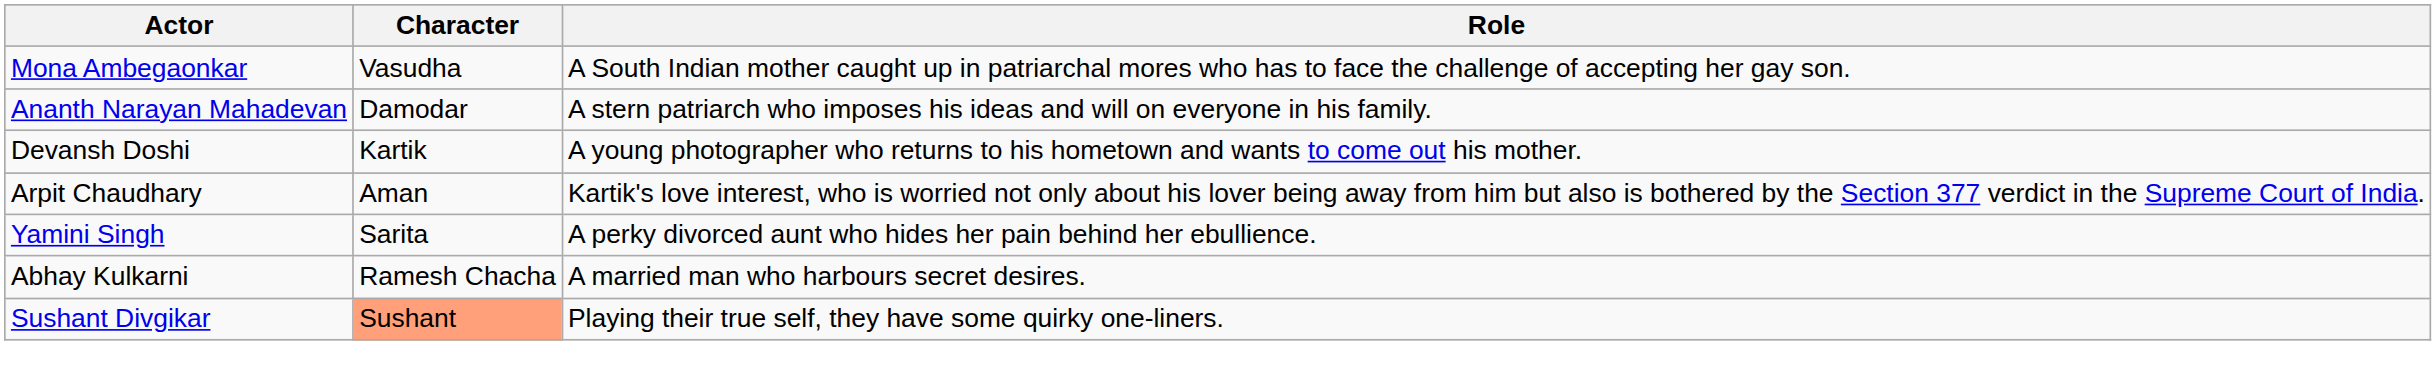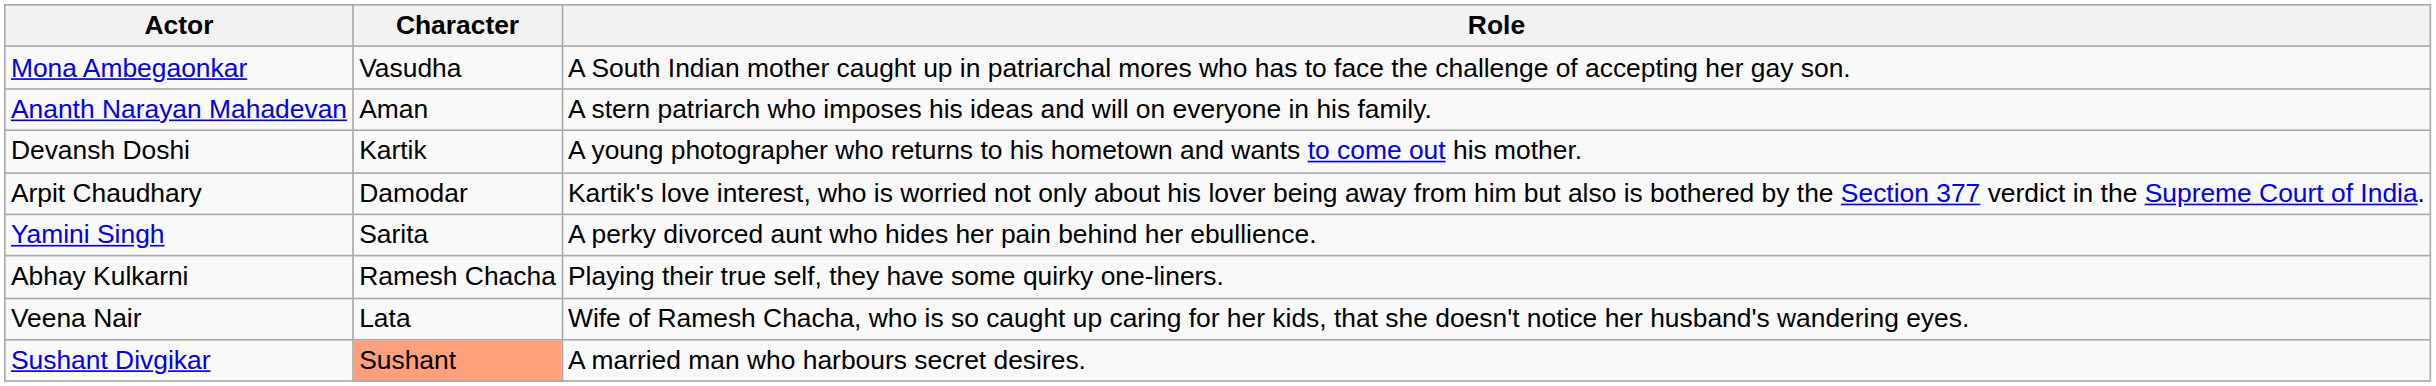(413, 109) Damodar -> (394, 109) Aman
(394, 192) Aman -> (413, 192) Damodar
(827, 276) A married man who harbours secret desires. -> (896, 276) Playing their true self, they have some quirky one-liners.
+ row: (76, 318)
(896, 318) Playing their true self, they have some quirky one-liners. -> (827, 360) A married man who harbours secret desires.
